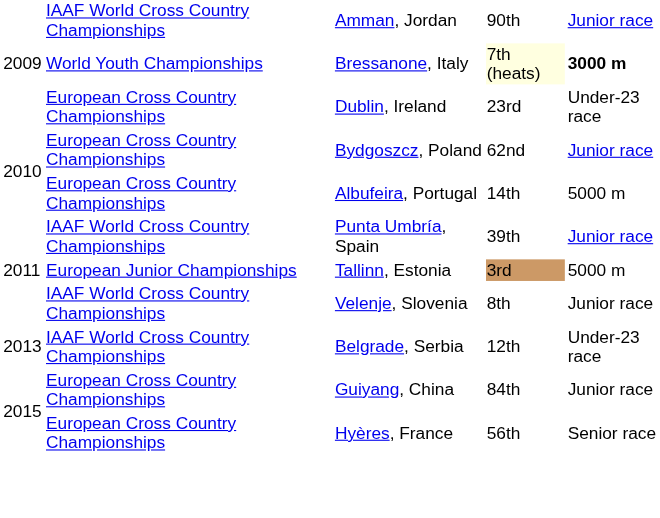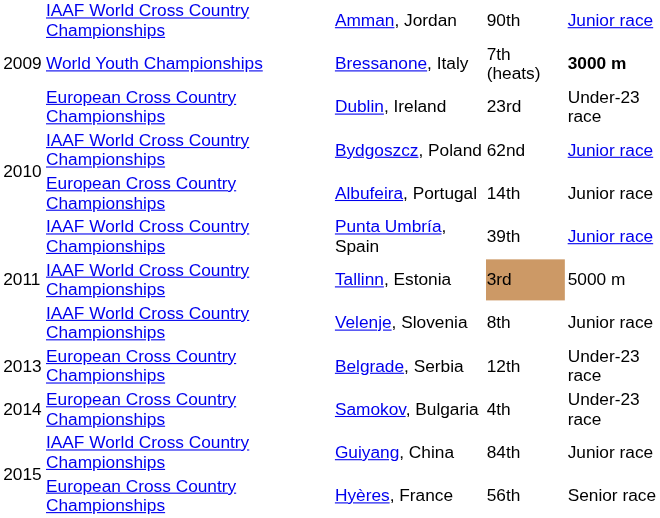(514, 63) lightyellow background -> (514, 63) no background
(141, 150) European Cross Country Championships -> (148, 150) IAAF World Cross Country Championships
(596, 193) 5000 m -> (610, 193) Junior race
(171, 270) European Junior Championships -> (148, 279) IAAF World Cross Country Championships
(148, 346) IAAF World Cross Country Championships -> (141, 366) European Cross Country Championships
+ row: (407, 409)
(141, 390) European Cross Country Championships -> (148, 452) IAAF World Cross Country Championships
